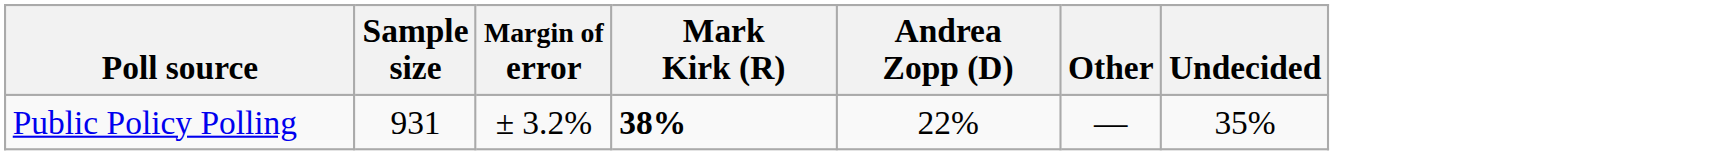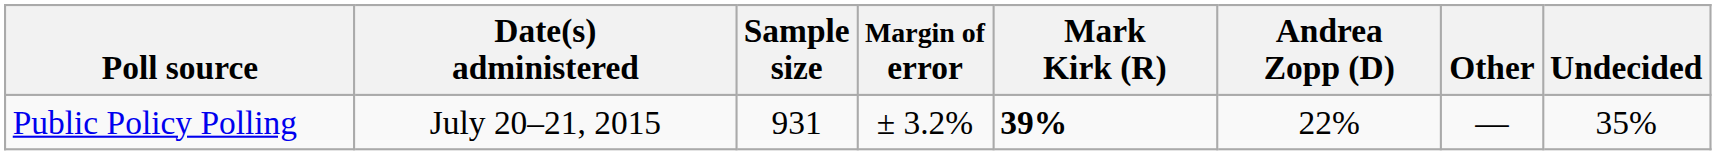+ column: (545, 49)
(653, 121) 38% -> (1034, 121) 39%
